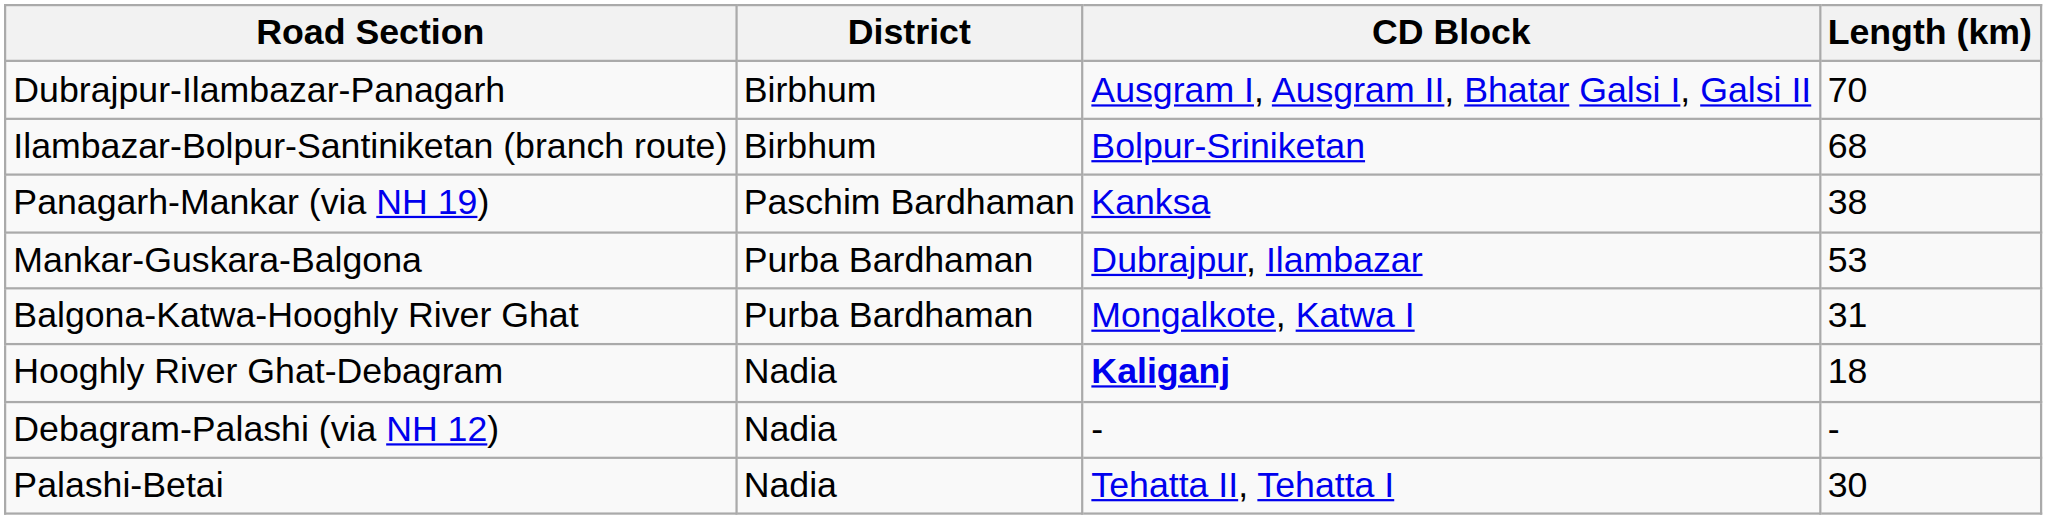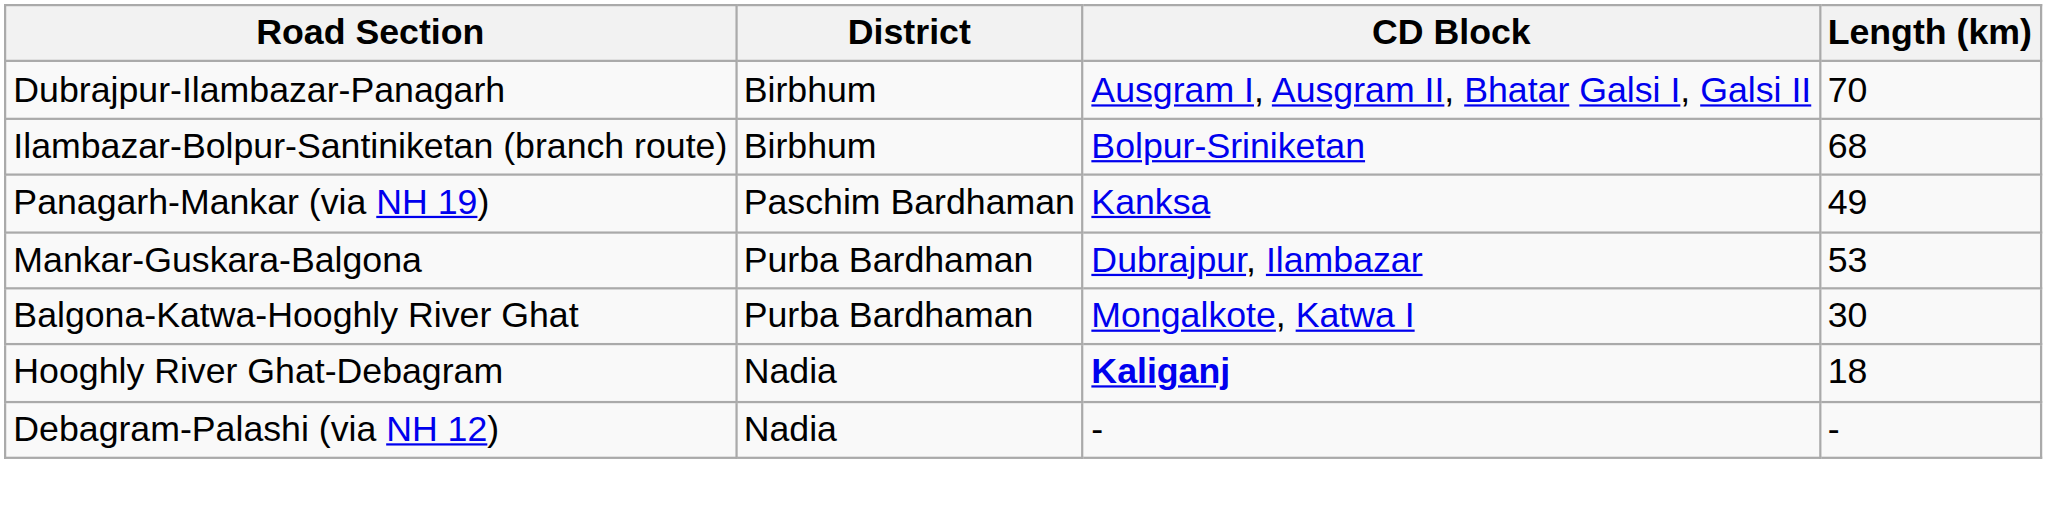(1848, 202) 38 -> (1848, 202) 49
(1848, 315) 31 -> (1848, 315) 30
- row: (118, 485)
